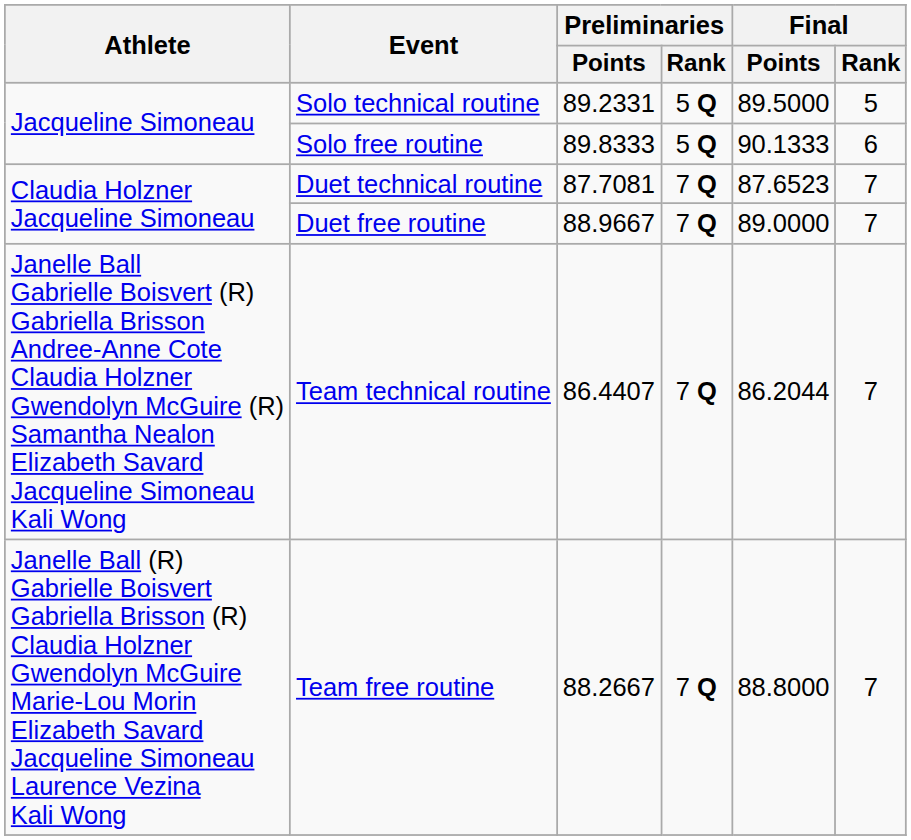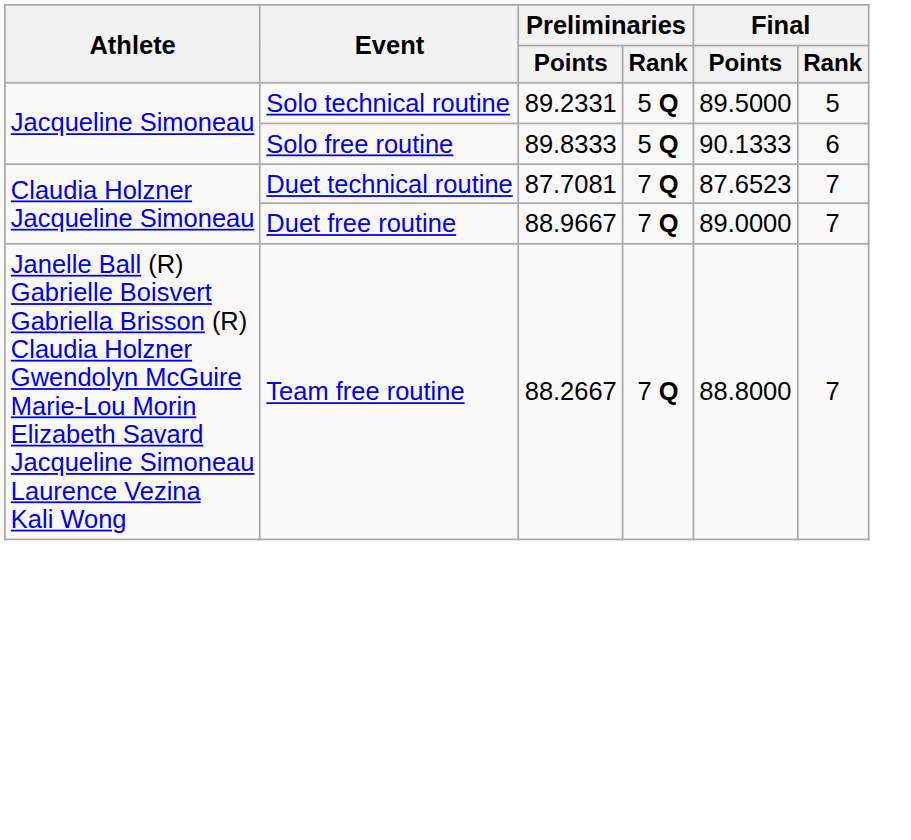- row: (423, 392)
